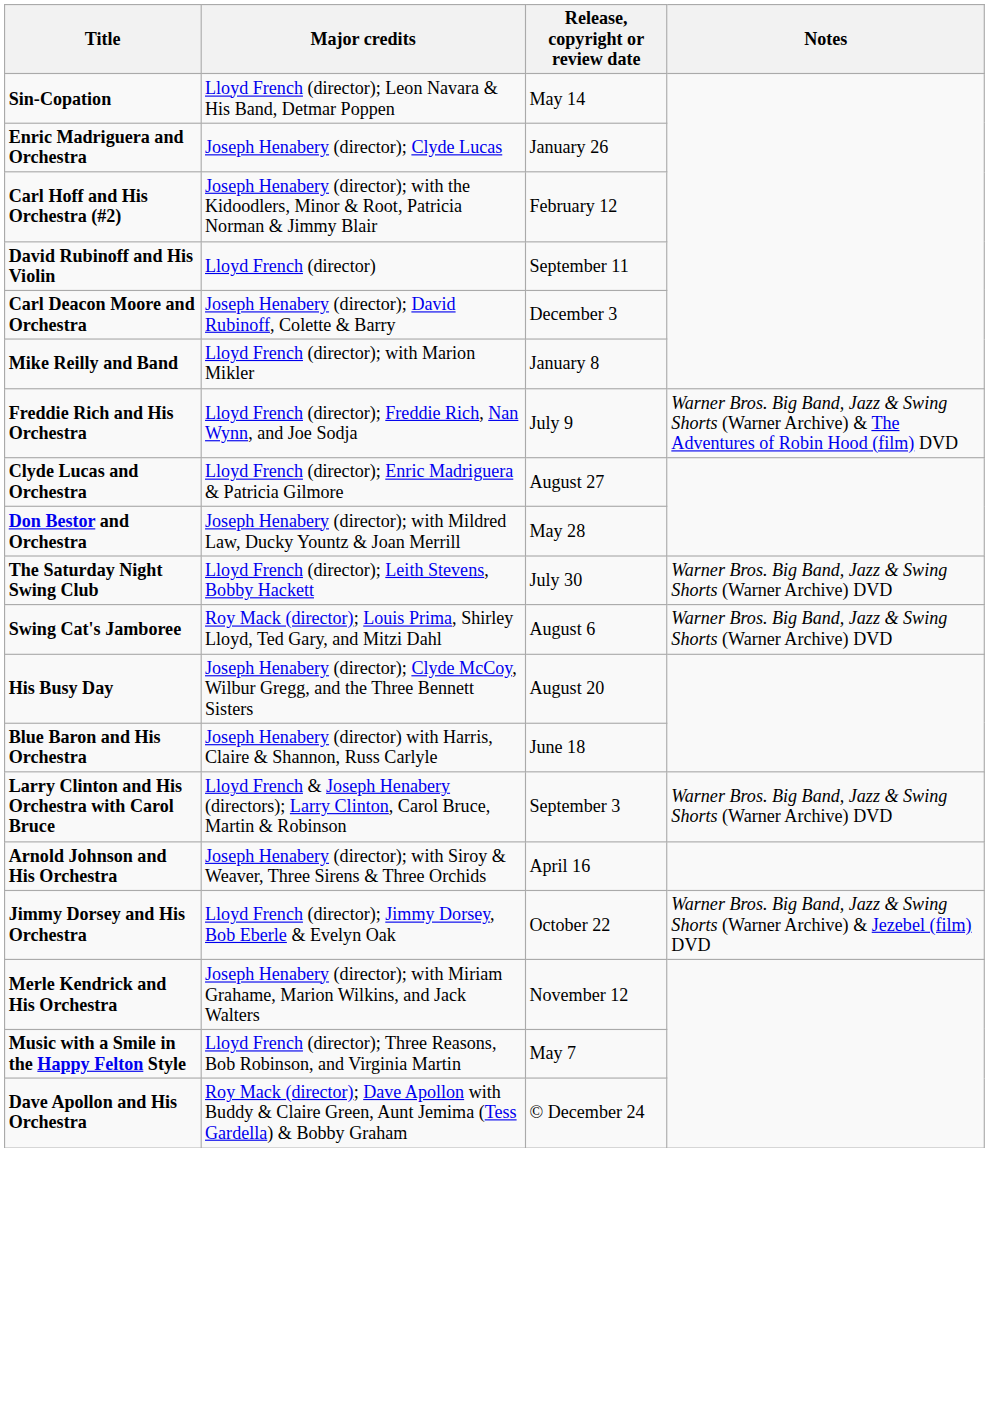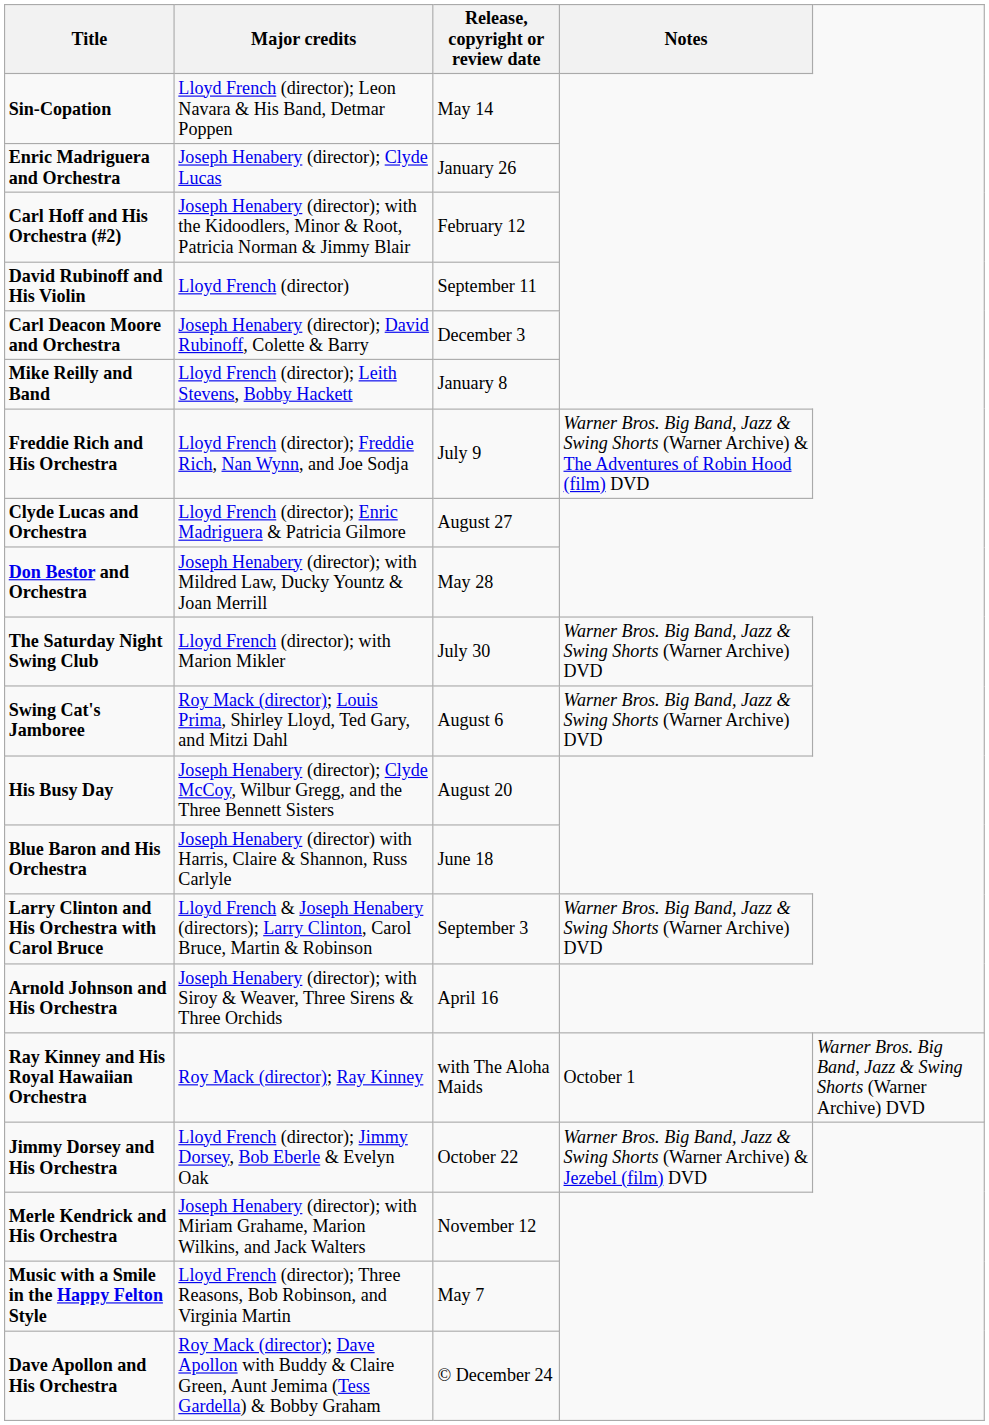(340, 363) Lloyd French (director); with Marion Mikler -> (288, 384) Lloyd French (director); Leith Stevens, Bobby Hackett
(347, 580) Lloyd French (director); Leith Stevens, Bobby Hackett -> (285, 651) Lloyd French (director); with Marion Mikler
+ row: (87, 1077)
